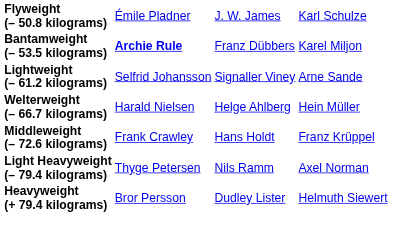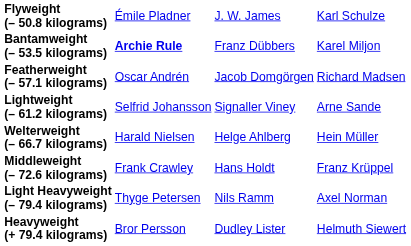+ row: (56, 76)
